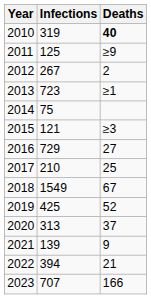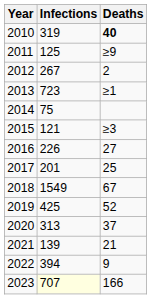(50, 149) 729 -> (50, 149) 226
(50, 168) 210 -> (50, 168) 201
(106, 245) 9 -> (110, 245) 21
(110, 264) 21 -> (106, 264) 9
(50, 284) no background -> (50, 284) lightyellow background
